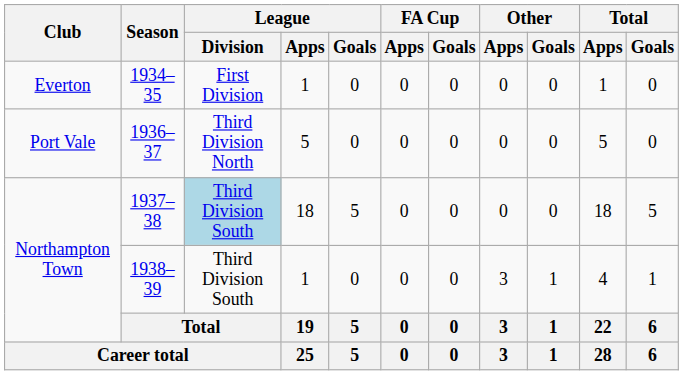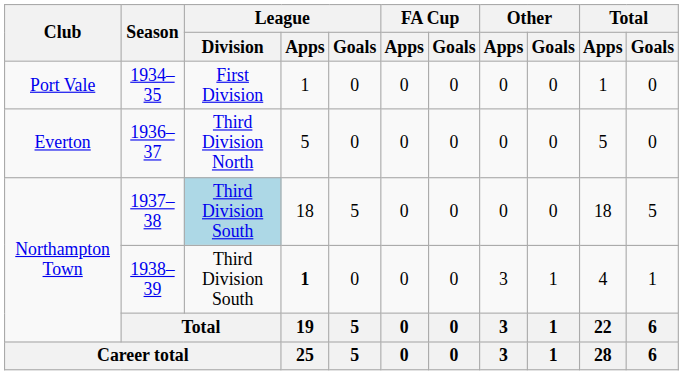(63, 84) Everton -> (63, 84) Port Vale
(63, 143) Port Vale -> (63, 143) Everton
(305, 279) normal -> (305, 279) bold
